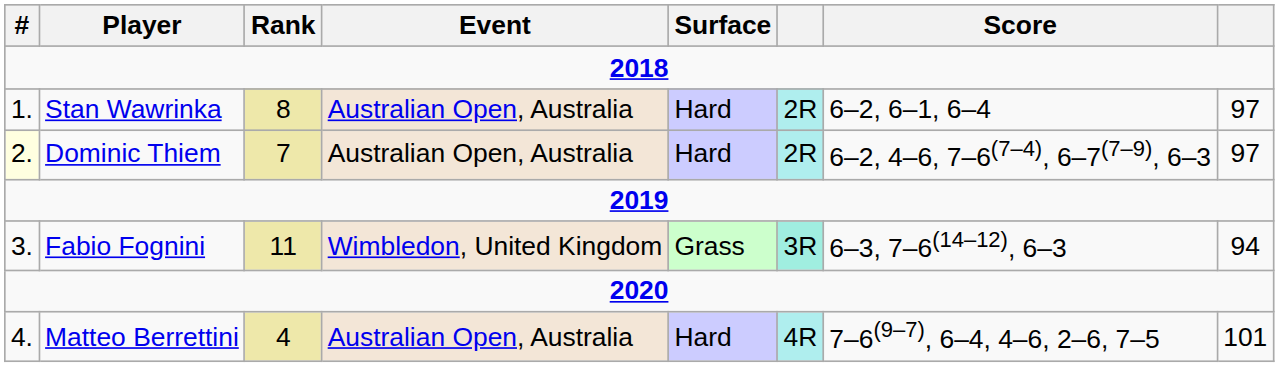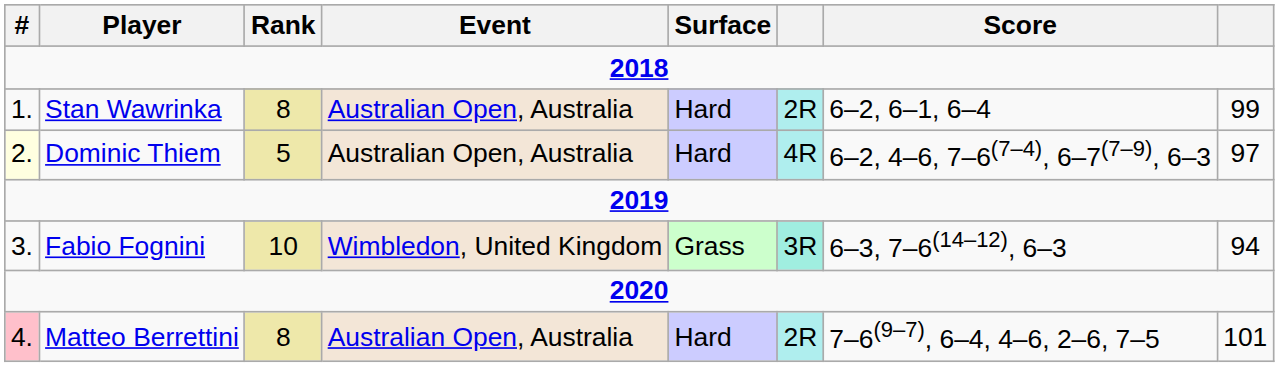(1245, 109) 97 -> (1245, 109) 99
(283, 154) 7 -> (283, 154) 5
(800, 154) 2R -> (800, 154) 4R
(283, 245) 11 -> (283, 245) 10
(22, 336) no background -> (22, 336) pink background
(283, 336) 4 -> (283, 336) 8
(800, 336) 4R -> (800, 336) 2R
